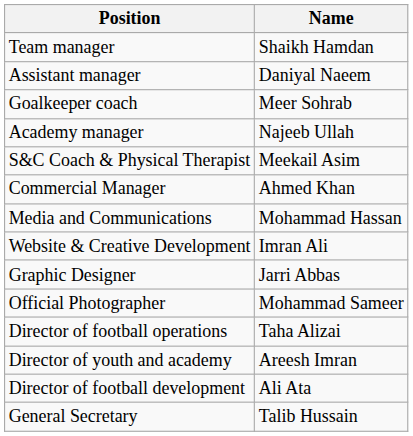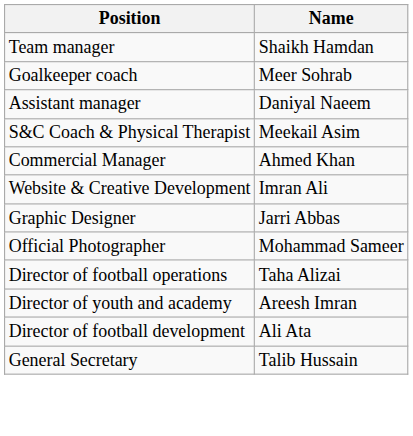rows swapped: (75, 75) <-> (73, 103)
- row: (76, 132)
- row: (110, 217)
